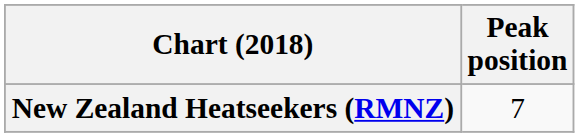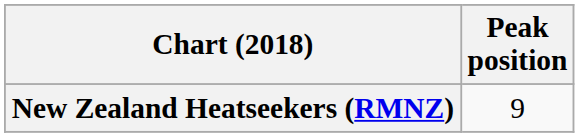(518, 107) 7 -> (518, 107) 9
